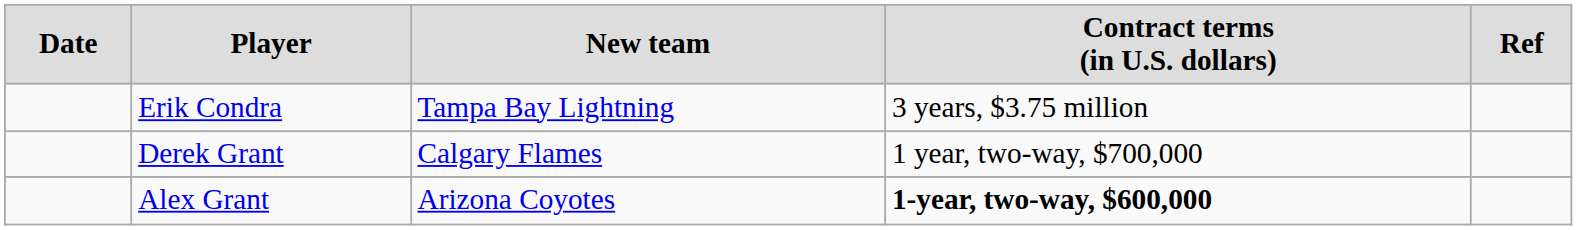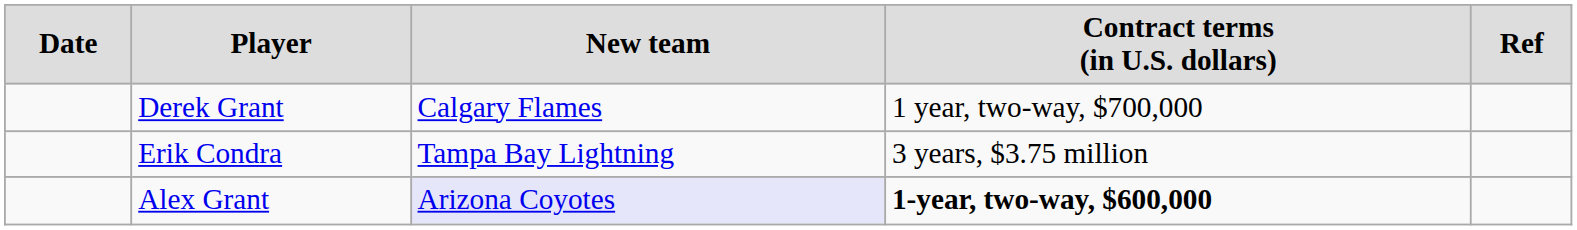rows swapped: (210, 107) <-> (211, 153)
(516, 199) no background -> (516, 199) lavender background
